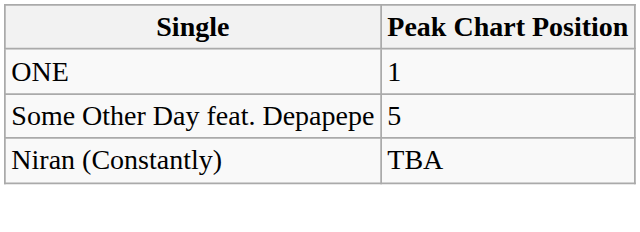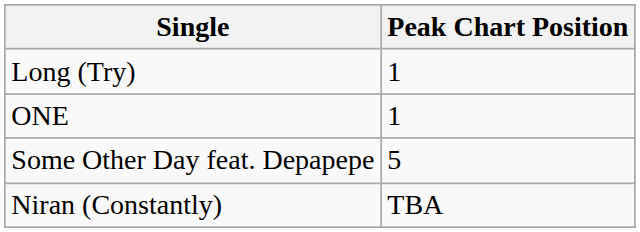+ row: (73, 71)
